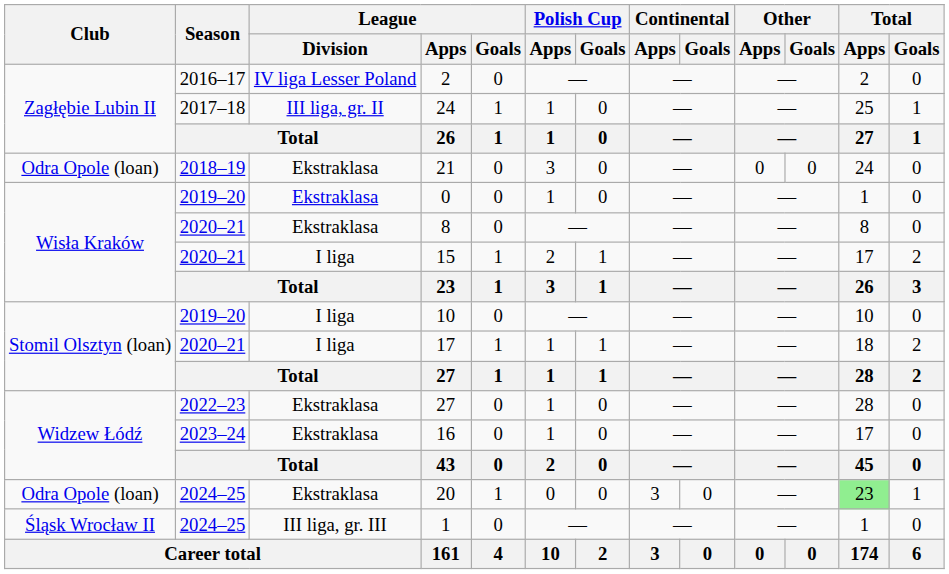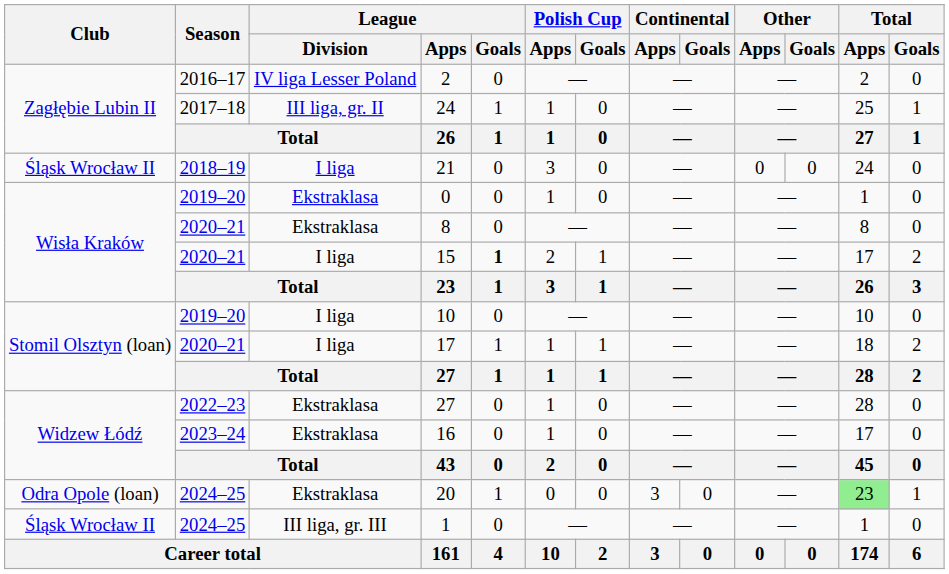(90, 167) Odra Opole (loan) -> (90, 167) Śląsk Wrocław II
(335, 167) Ekstraklasa -> (335, 167) I liga
(498, 256) normal -> (498, 256) bold
